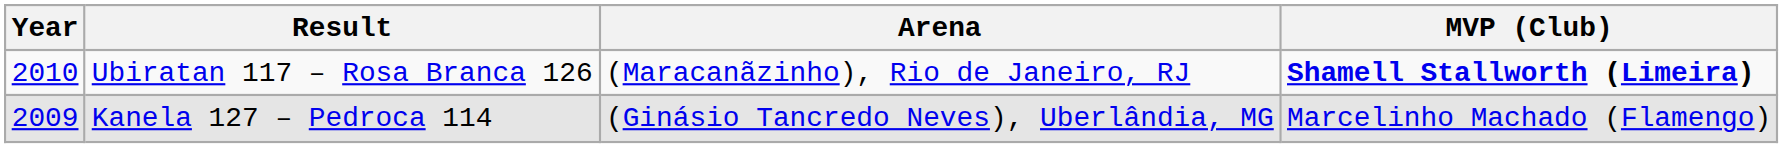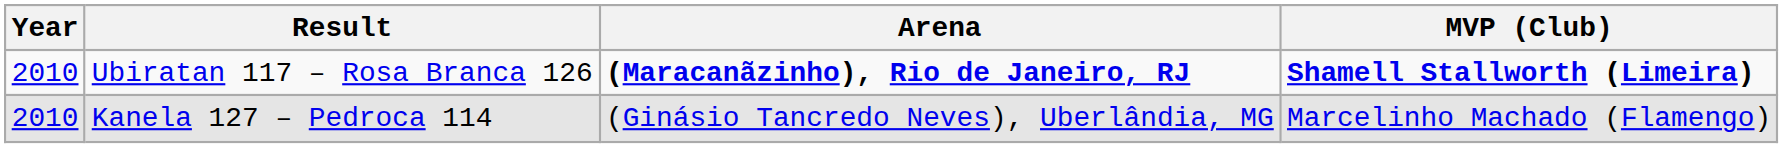(898, 73) normal -> (898, 73) bold
(45, 118) 2009 -> (45, 118) 2010
